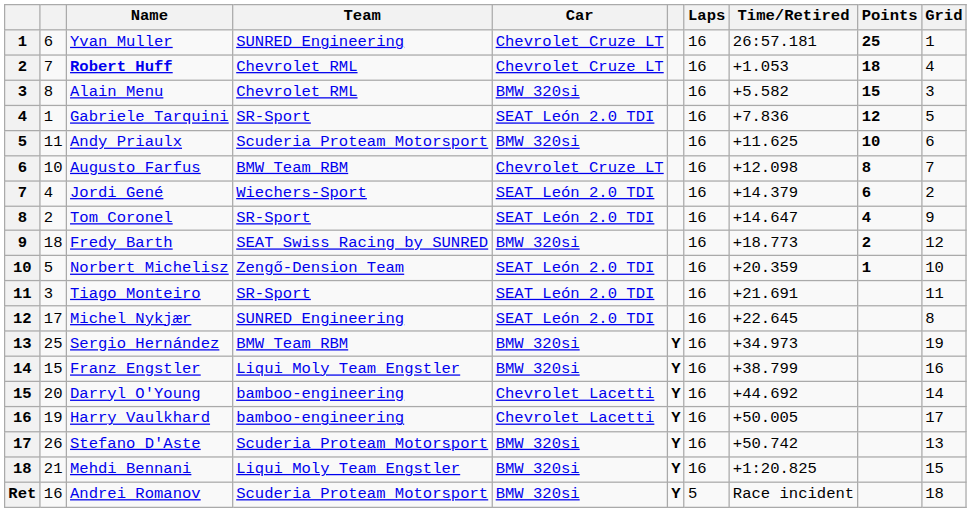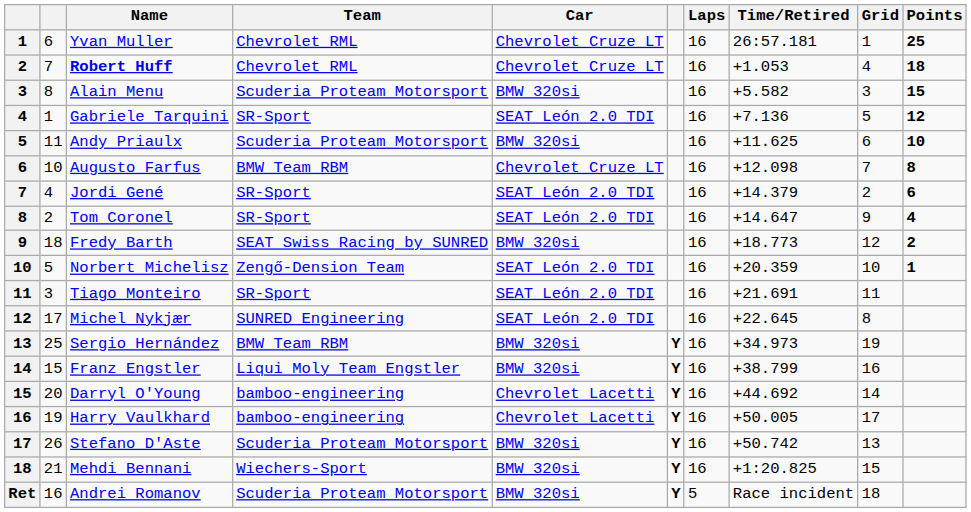columns swapped: (944, 18) <-> (890, 18)
(320, 43) SUNRED Engineering -> (297, 43) Chevrolet RML
(297, 93) Chevrolet RML -> (362, 93) Scuderia Proteam Motorsport
(761, 118) +7.836 -> (761, 118) +7.136
(302, 193) Wiechers-Sport -> (274, 193) SR-Sport
(348, 470) Liqui Moly Team Engstler -> (302, 470) Wiechers-Sport
